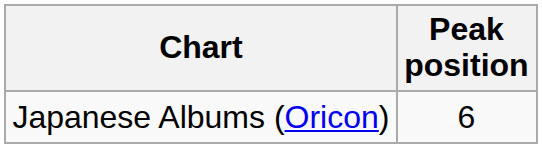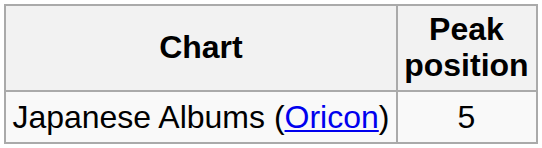(466, 116) 6 -> (466, 116) 5
